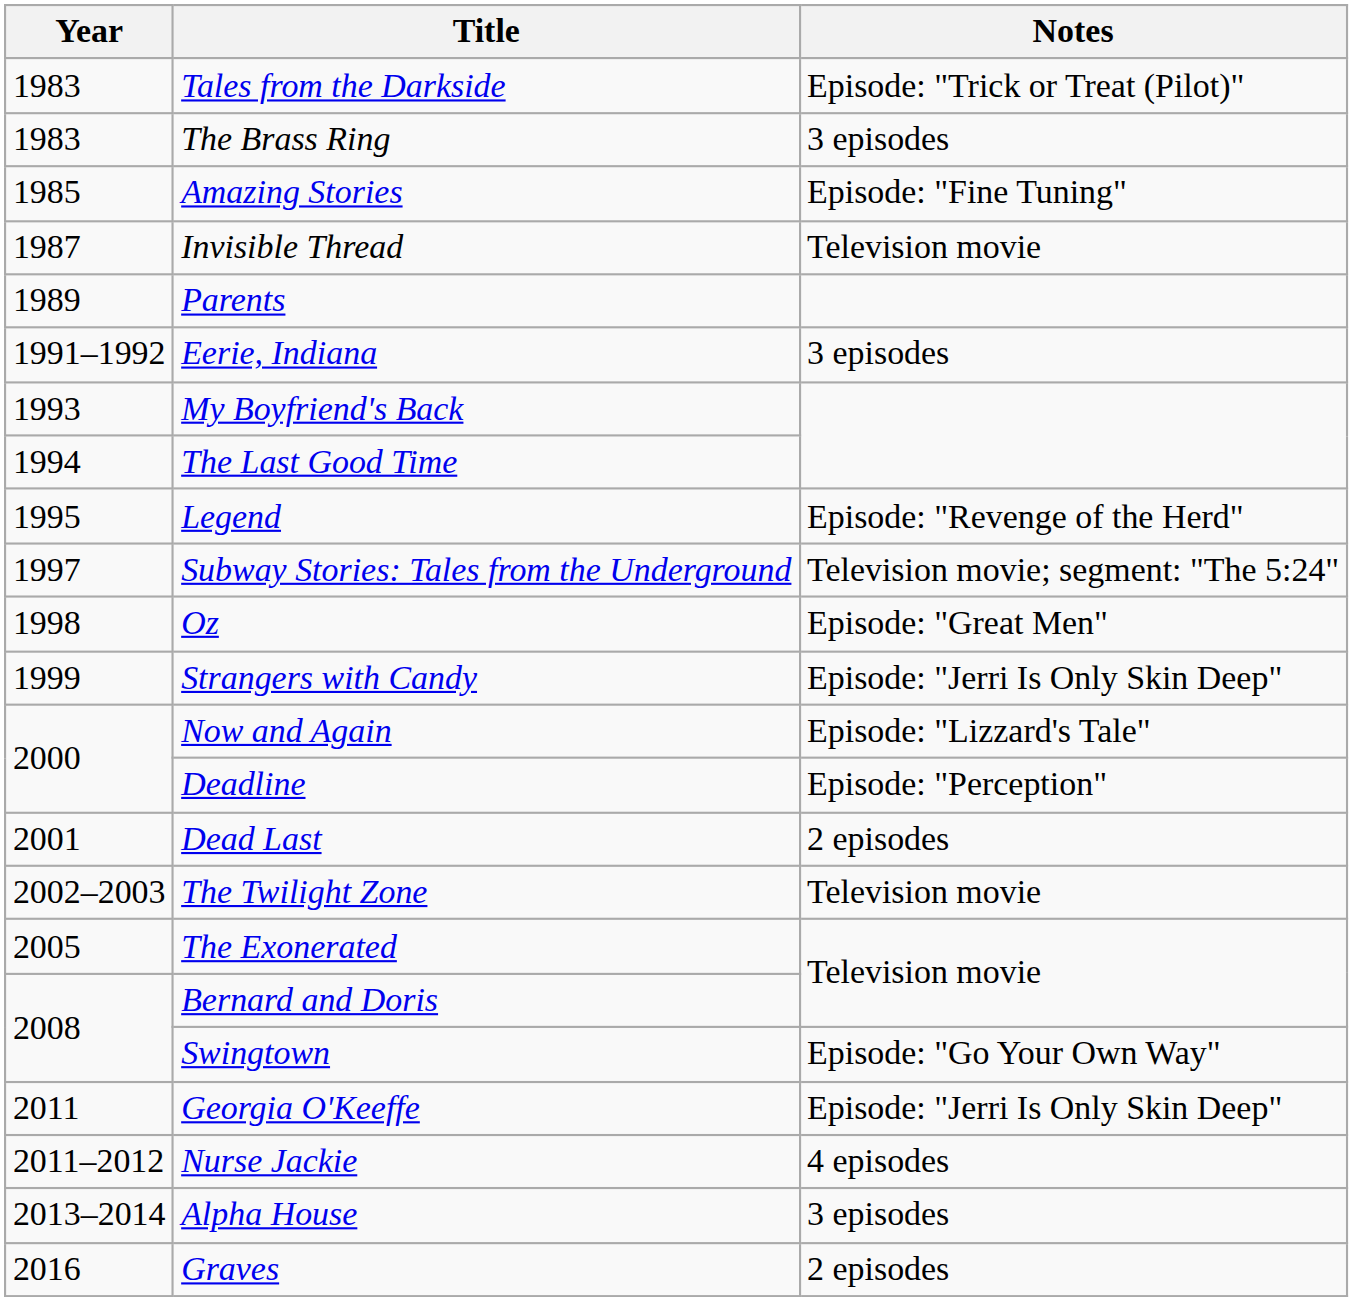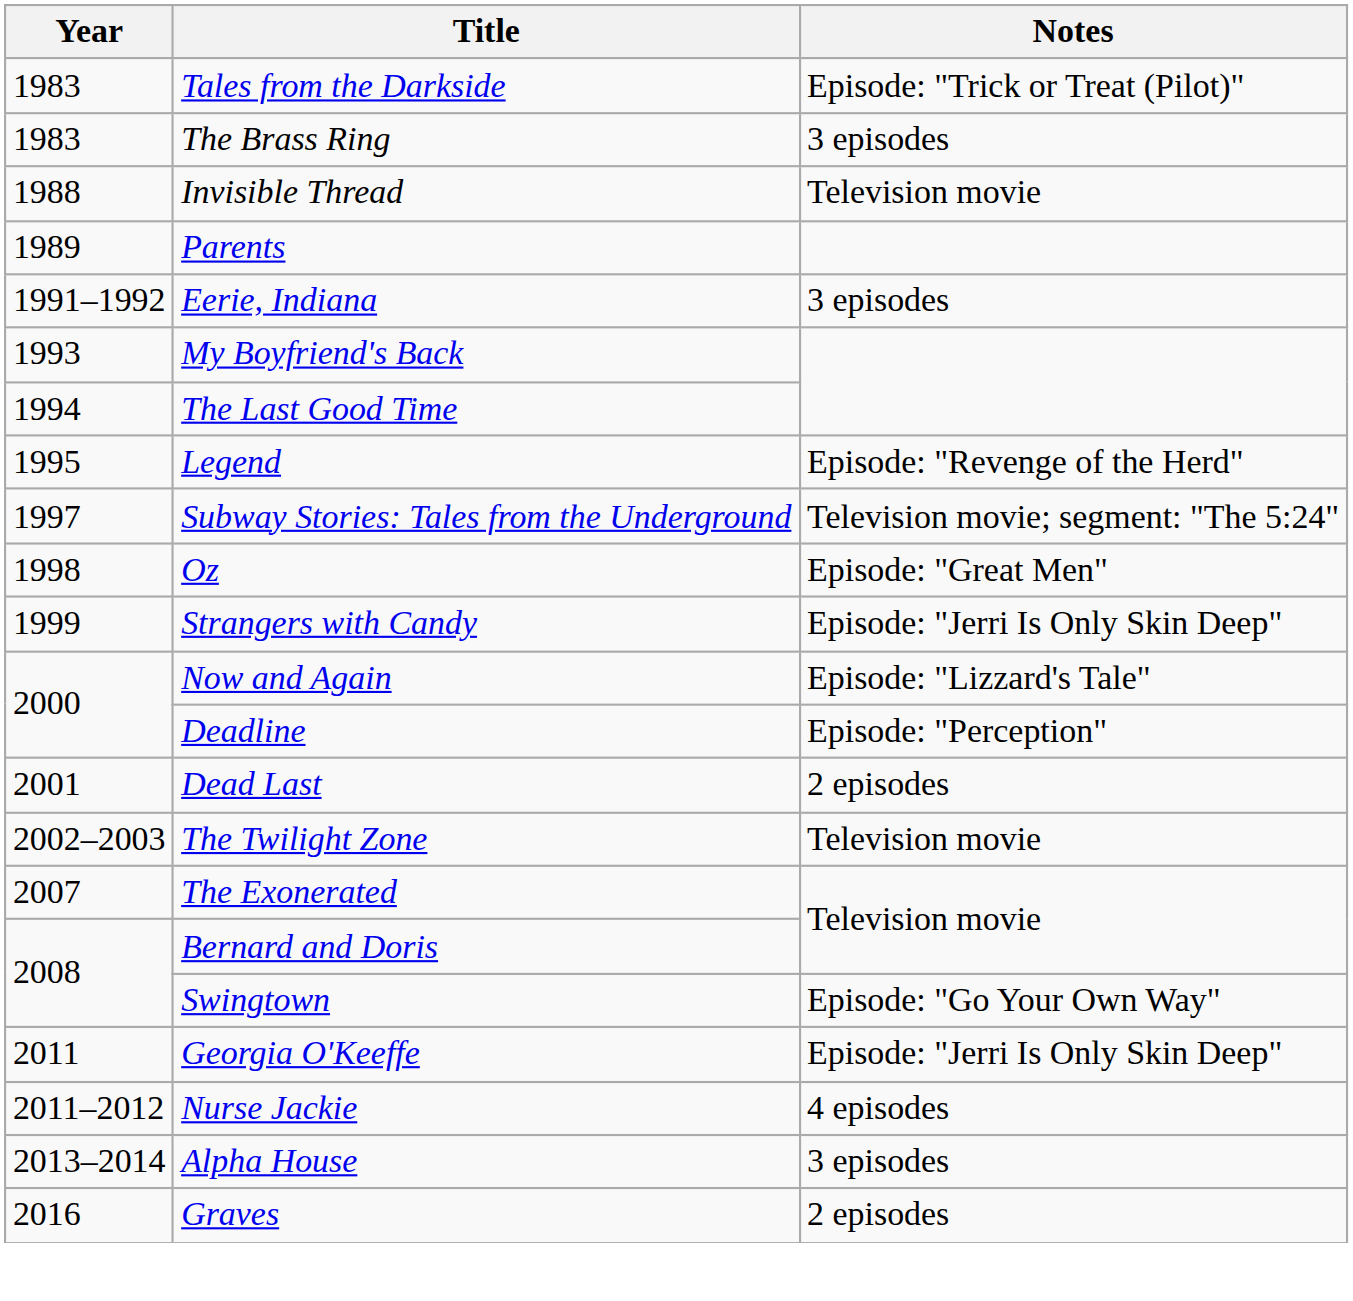- row: (292, 192)
(47, 246) 1987 -> (47, 192) 1988
(47, 945) 2005 -> (47, 892) 2007
